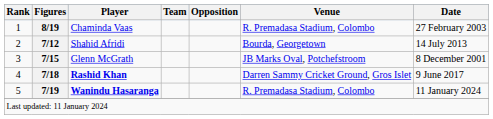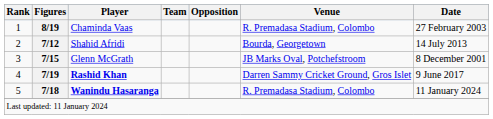(50, 75) 7/18 -> (50, 75) 7/19
(50, 91) 7/19 -> (50, 91) 7/18
